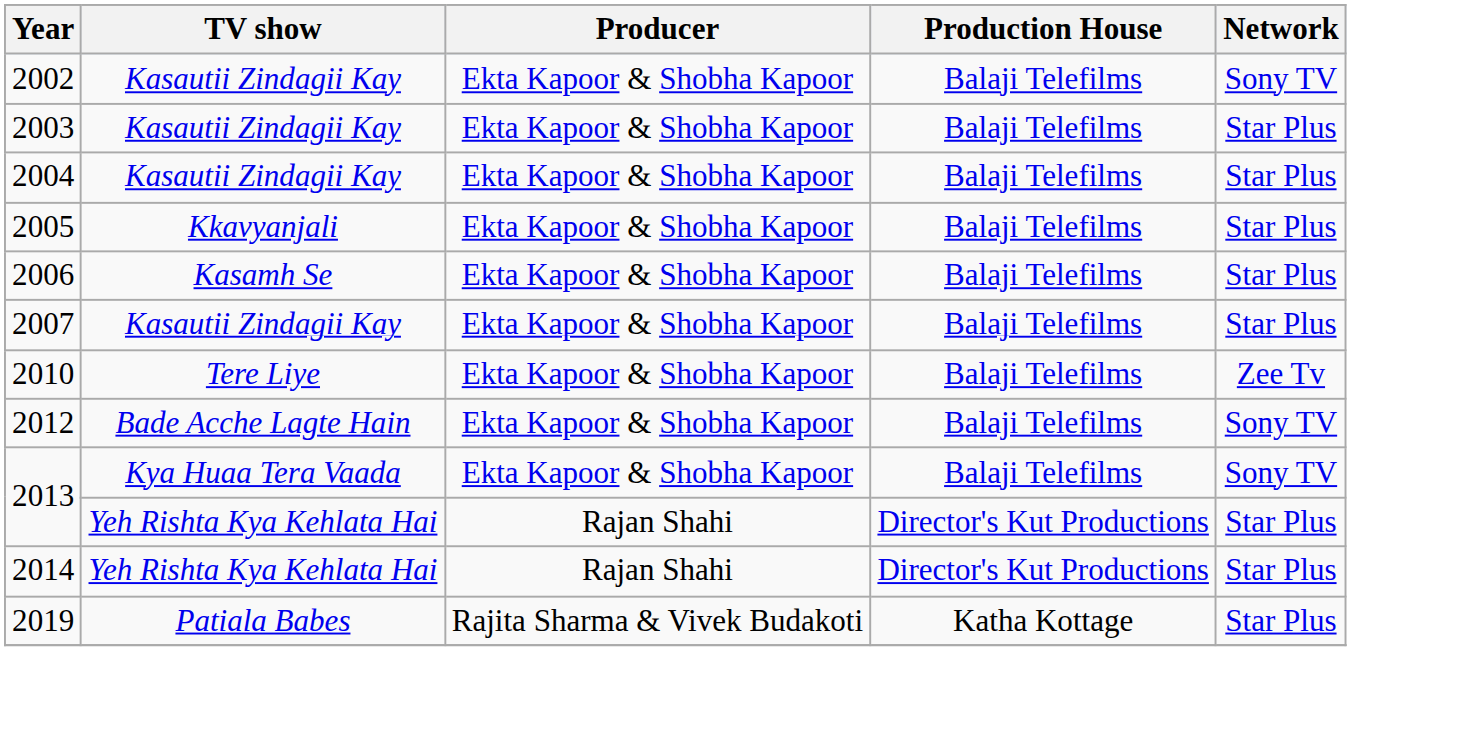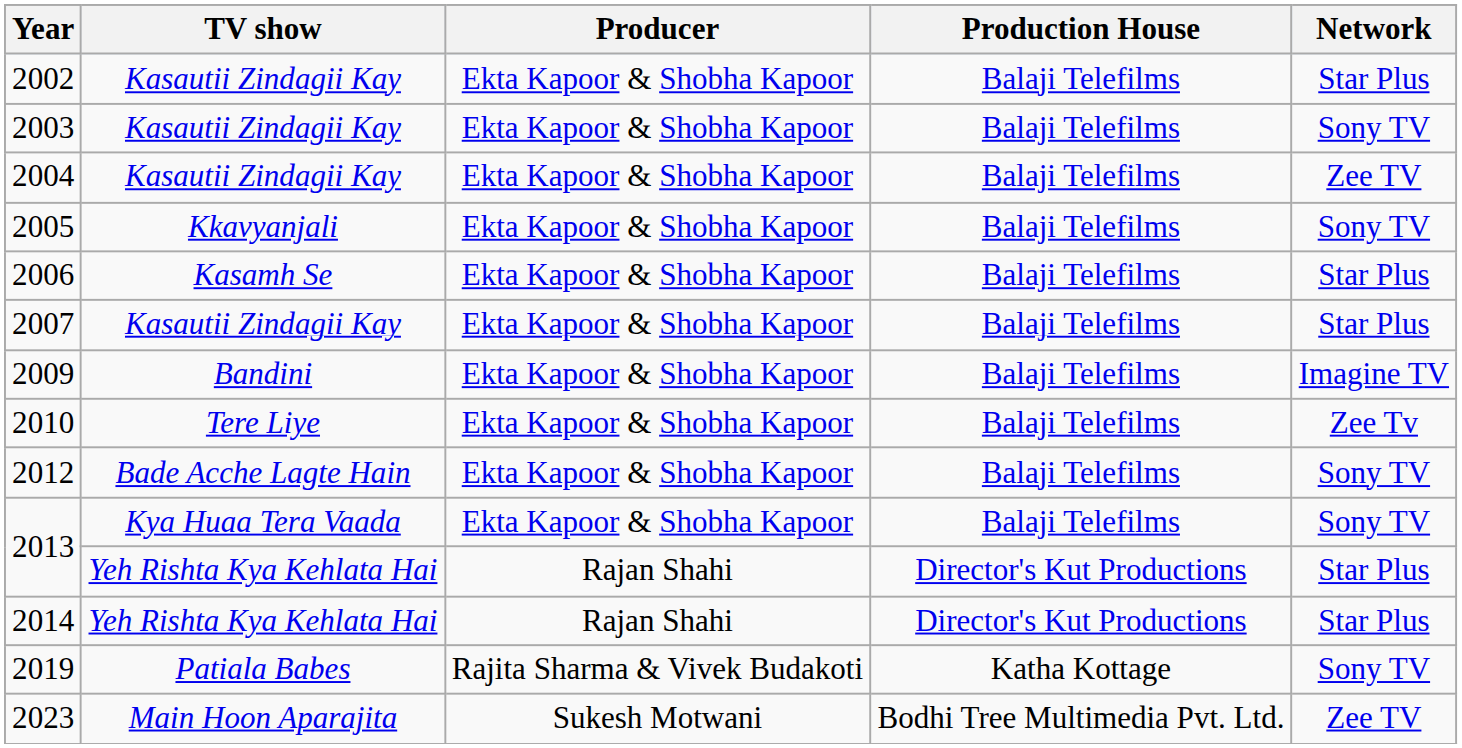(1281, 78) Sony TV -> (1374, 78) Star Plus
(1281, 127) Star Plus -> (1374, 127) Sony TV
(1281, 176) Star Plus -> (1374, 176) Zee TV
(1281, 226) Star Plus -> (1374, 226) Sony TV
+ row: (43, 373)
(1281, 619) Star Plus -> (1374, 669) Sony TV
+ row: (43, 718)
